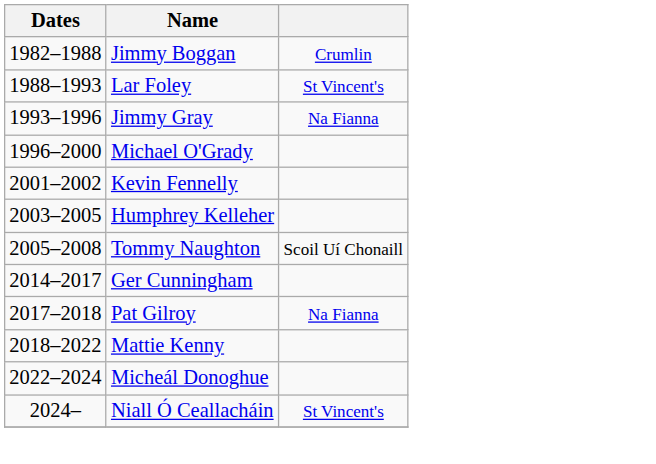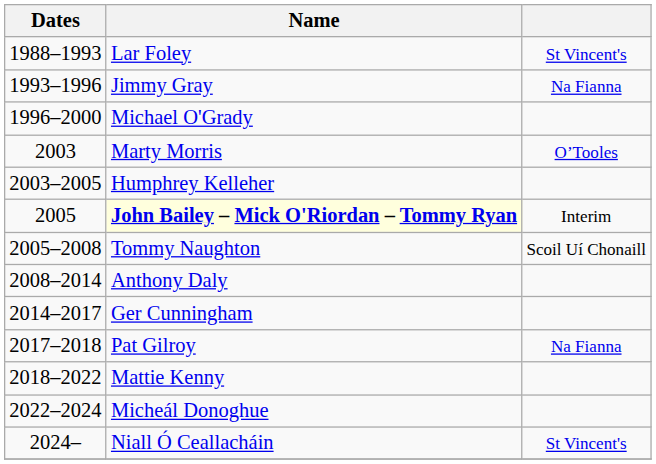- row: (173, 53)
- row: (174, 183)
+ row: (166, 150)
+ row: (314, 215)
+ row: (169, 280)
